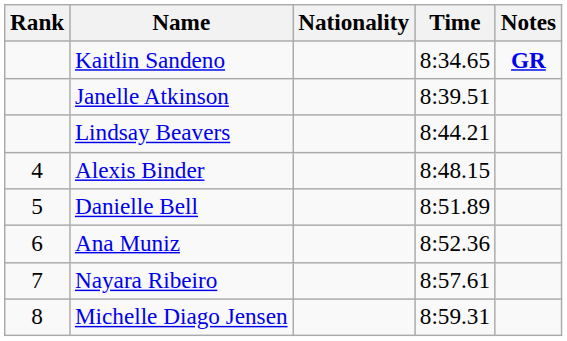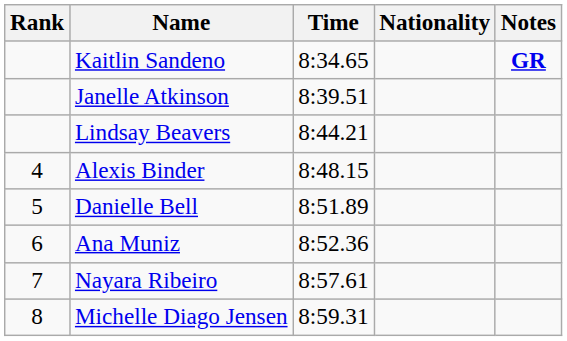columns swapped: (354, 22) <-> (455, 22)
